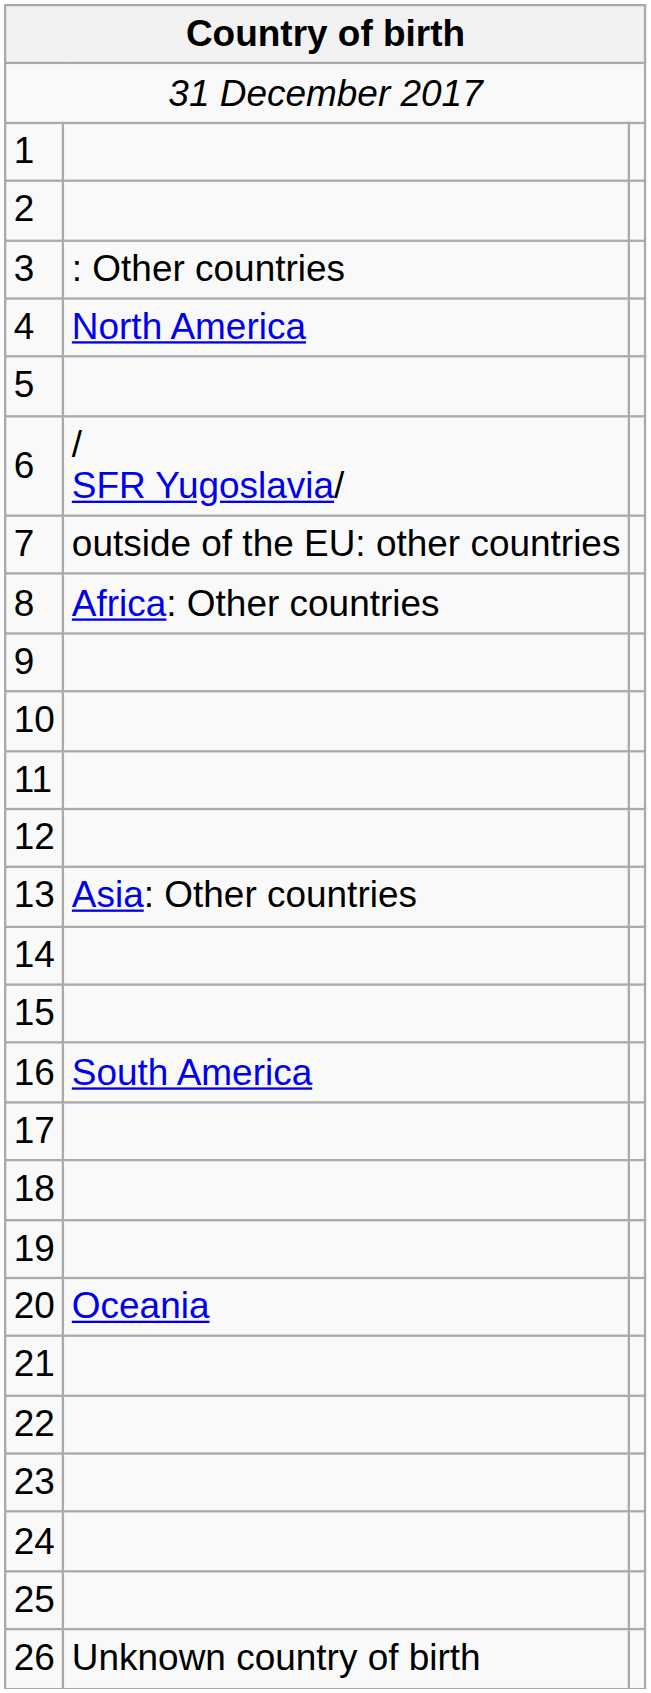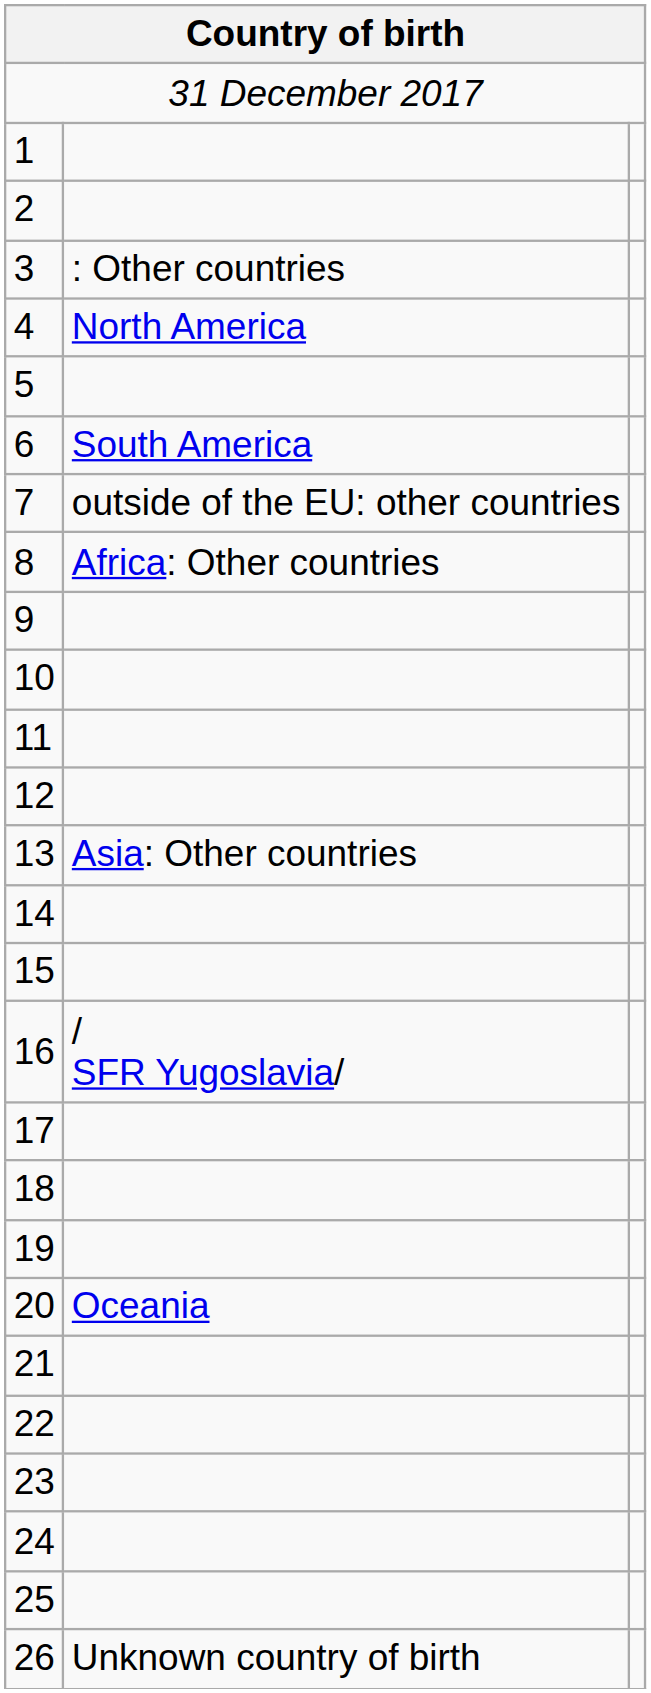(208, 464) / SFR Yugoslavia/ -> (192, 444) South America
(192, 1071) South America -> (208, 1051) / SFR Yugoslavia/
